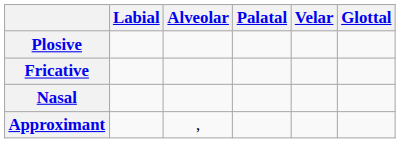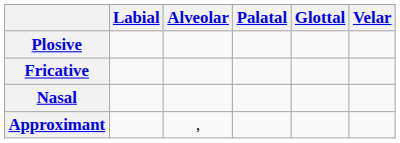columns swapped: (314, 17) <-> (366, 17)
